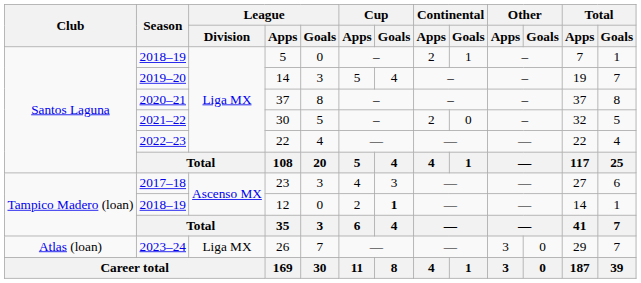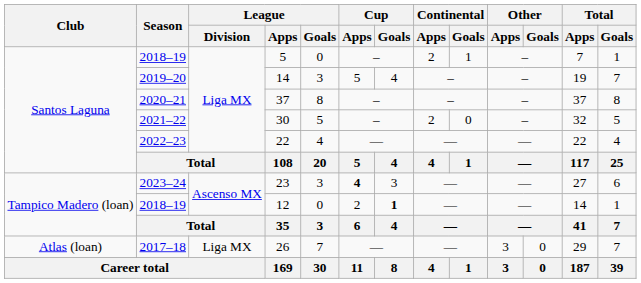(163, 183) 2017–18 -> (163, 183) 2023–24
(357, 183) normal -> (357, 183) bold
(163, 246) 2023–24 -> (163, 246) 2017–18
